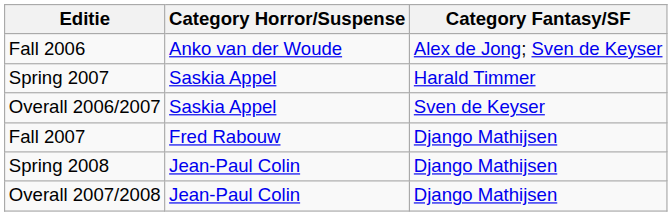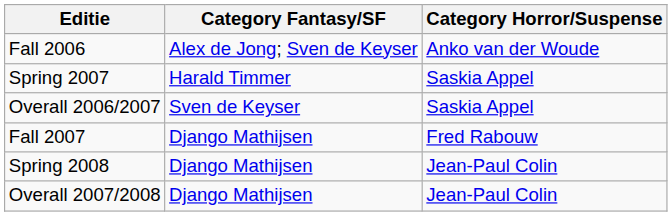columns swapped: (538, 19) <-> (287, 19)
